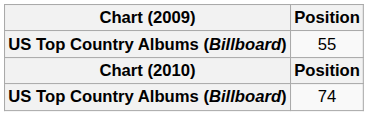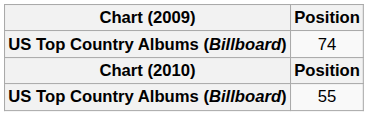rows swapped: (327, 44) <-> (327, 96)
